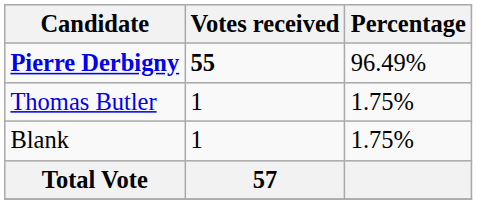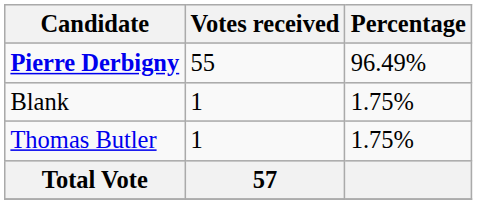(203, 62) bold -> (203, 62) normal
rows swapped: (84, 101) <-> (40, 140)
